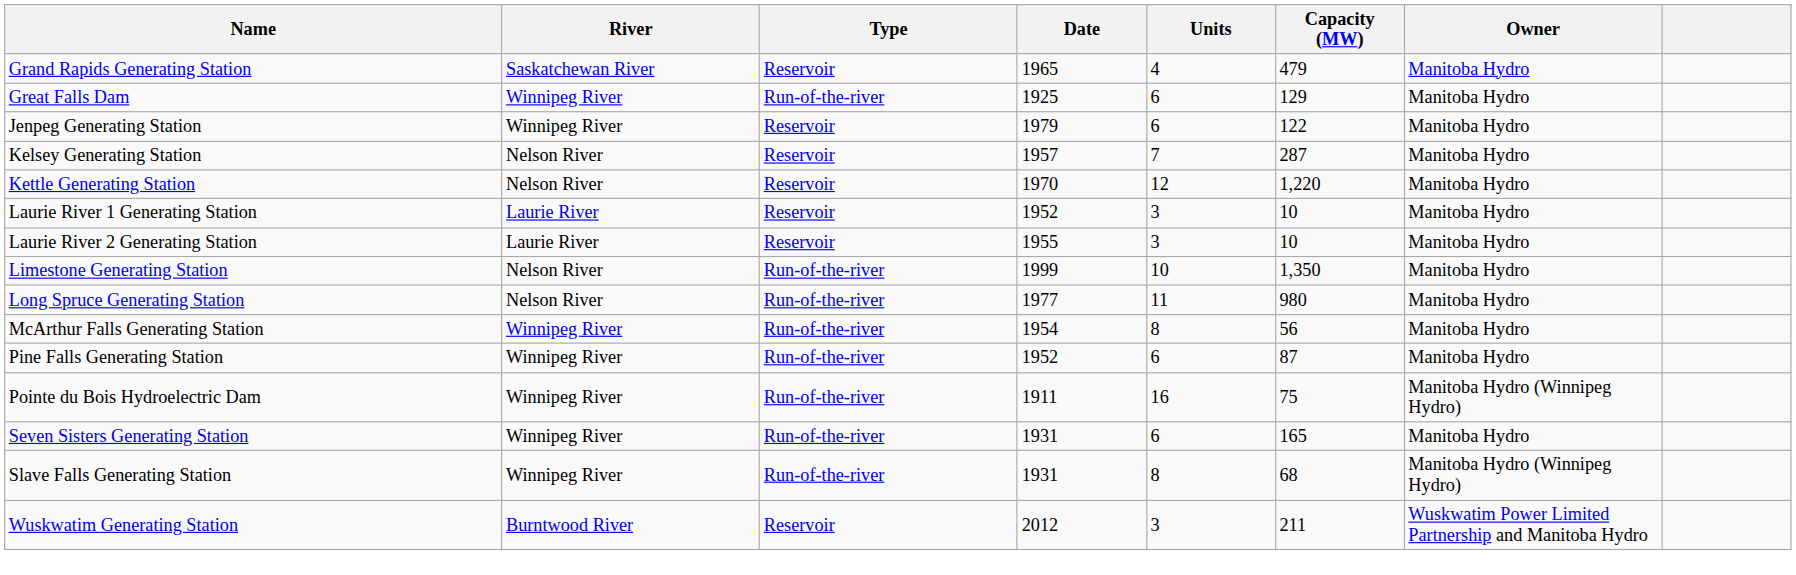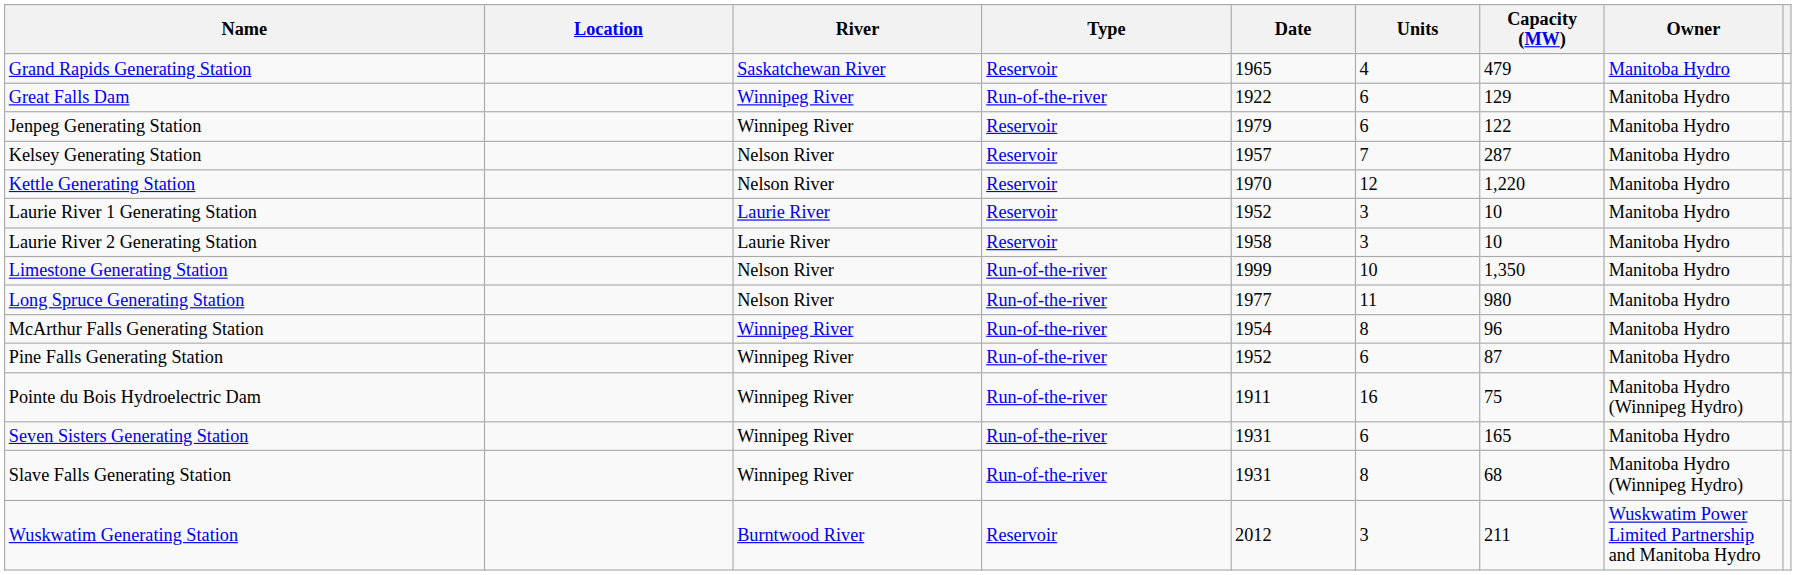+ column: (609, 29)
(1040, 97) 1925 -> (1253, 97) 1922
(1040, 241) 1955 -> (1253, 241) 1958
(1289, 328) 56 -> (1493, 328) 96
